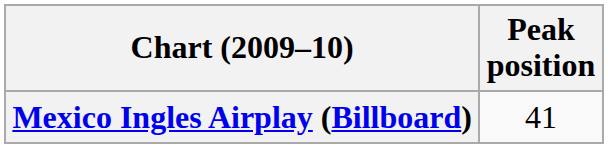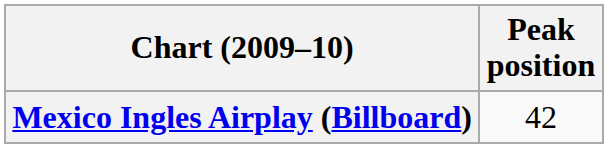(541, 116) 41 -> (541, 116) 42
